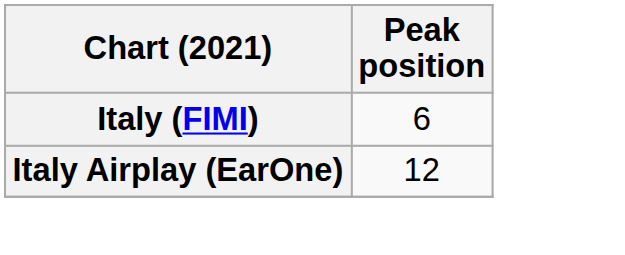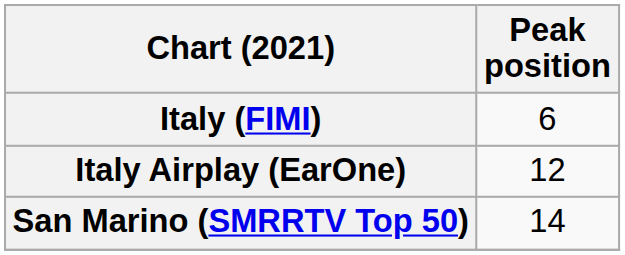+ row: (241, 222)
